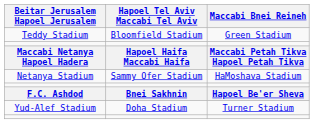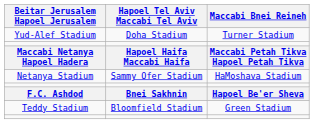rows swapped: (55, 35) <-> (55, 108)
